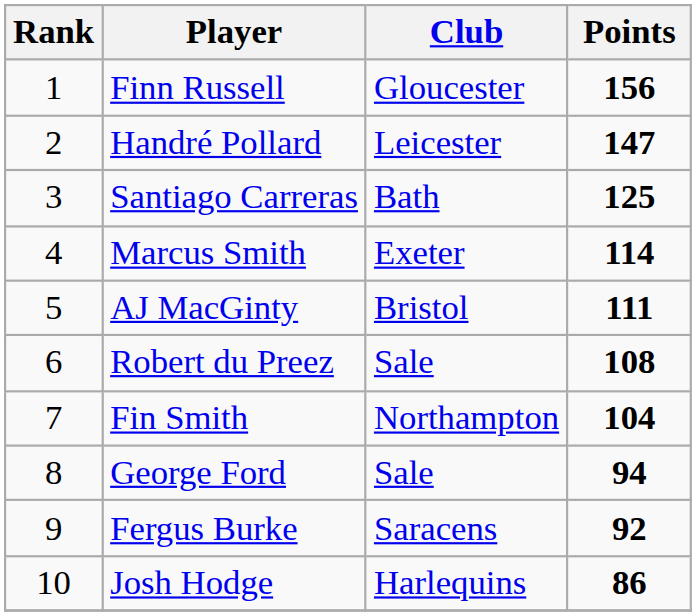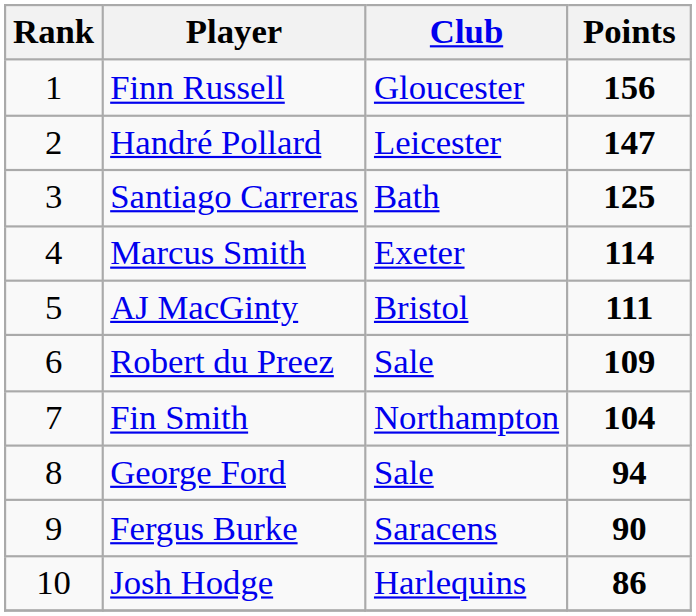(629, 362) 108 -> (629, 362) 109
(629, 527) 92 -> (629, 527) 90
